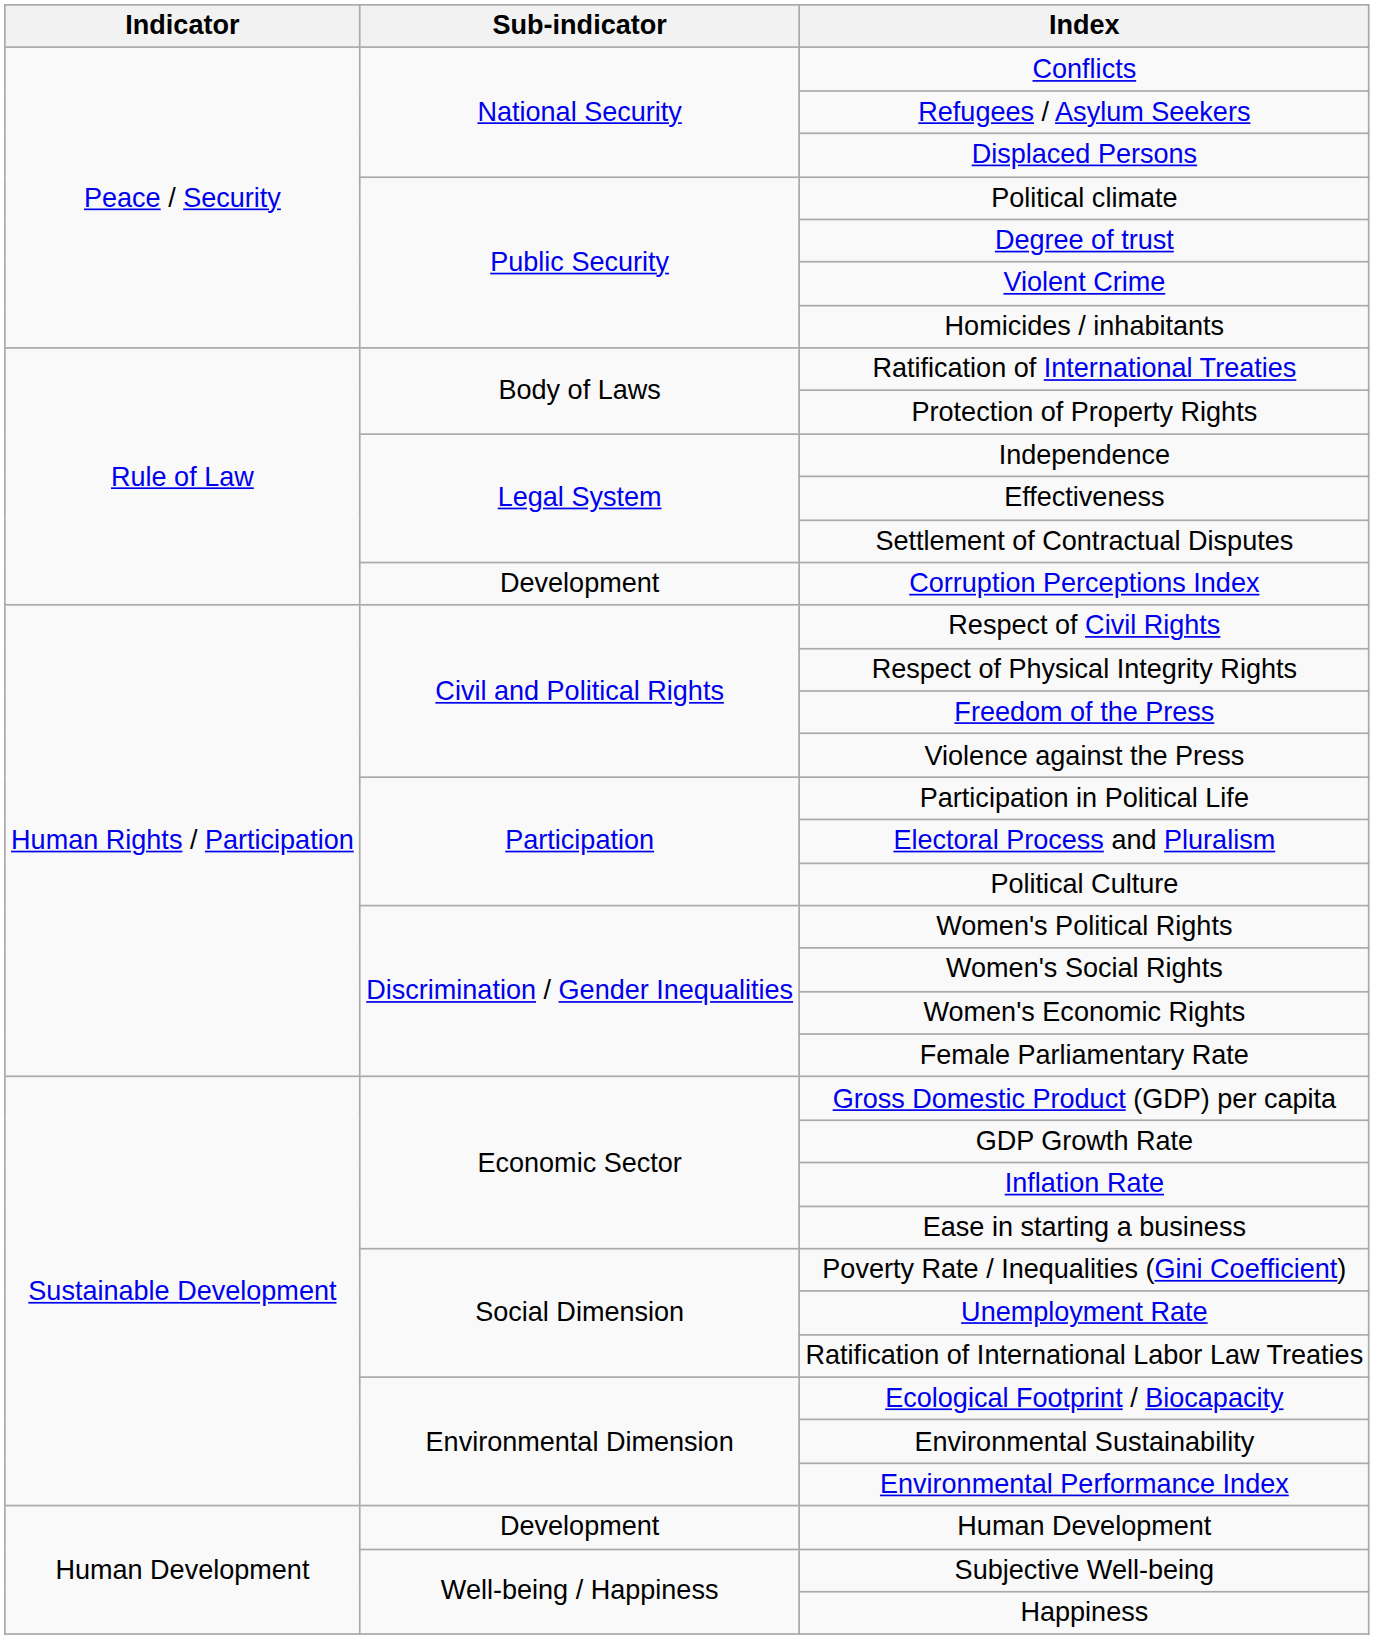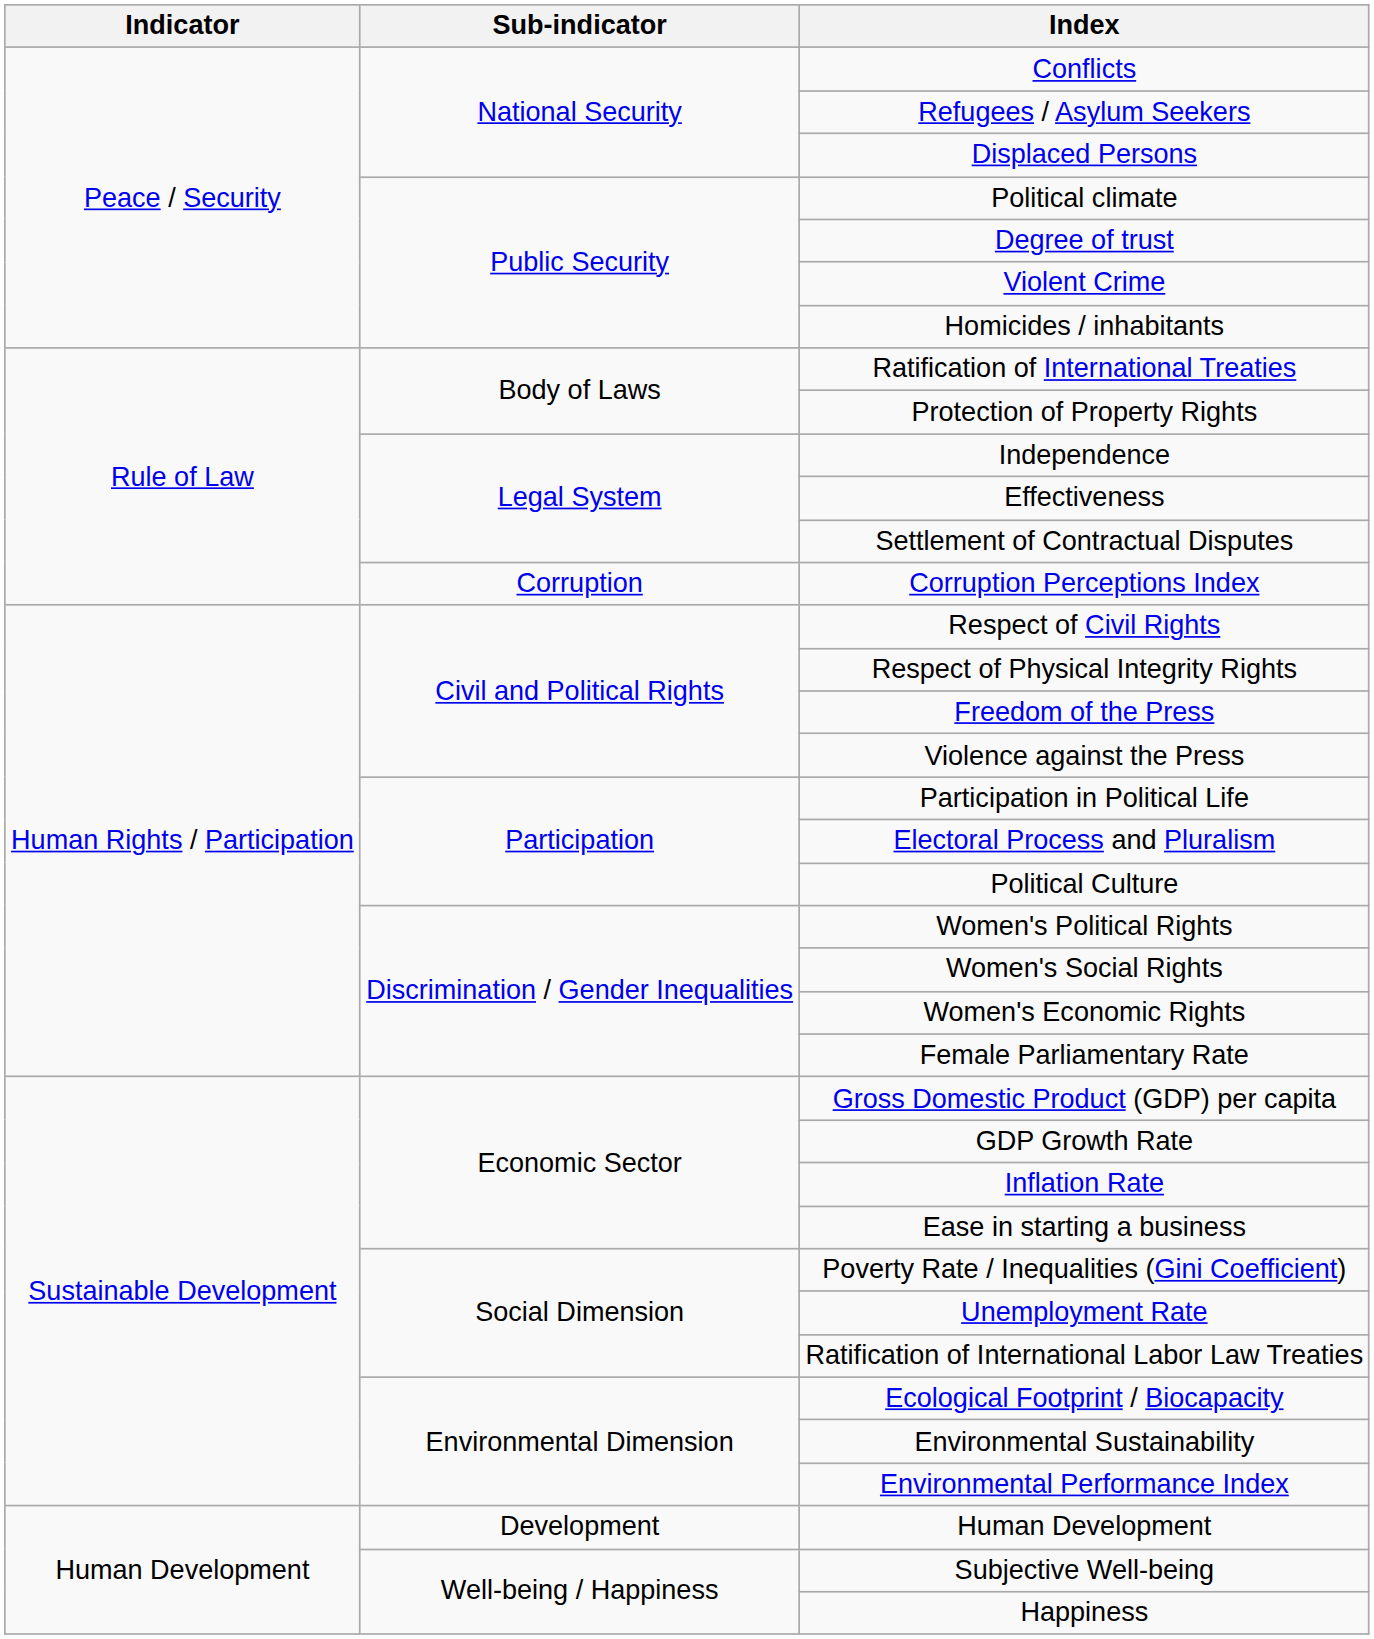(580, 583) Development -> (580, 583) Corruption
